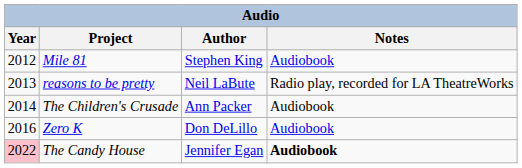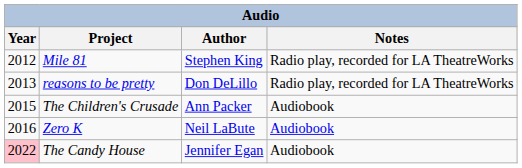(302, 60) Audiobook -> (392, 60) Radio play, recorded for LA TheatreWorks
(220, 83) Neil LaBute -> (221, 83) Don DeLillo
(22, 106) 2014 -> (22, 106) 2015
(221, 128) Don DeLillo -> (220, 128) Neil LaBute
(304, 151) bold -> (302, 151) normal
